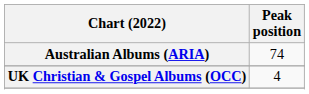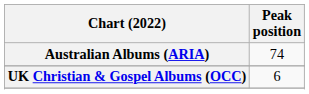(277, 76) 4 -> (277, 76) 6
